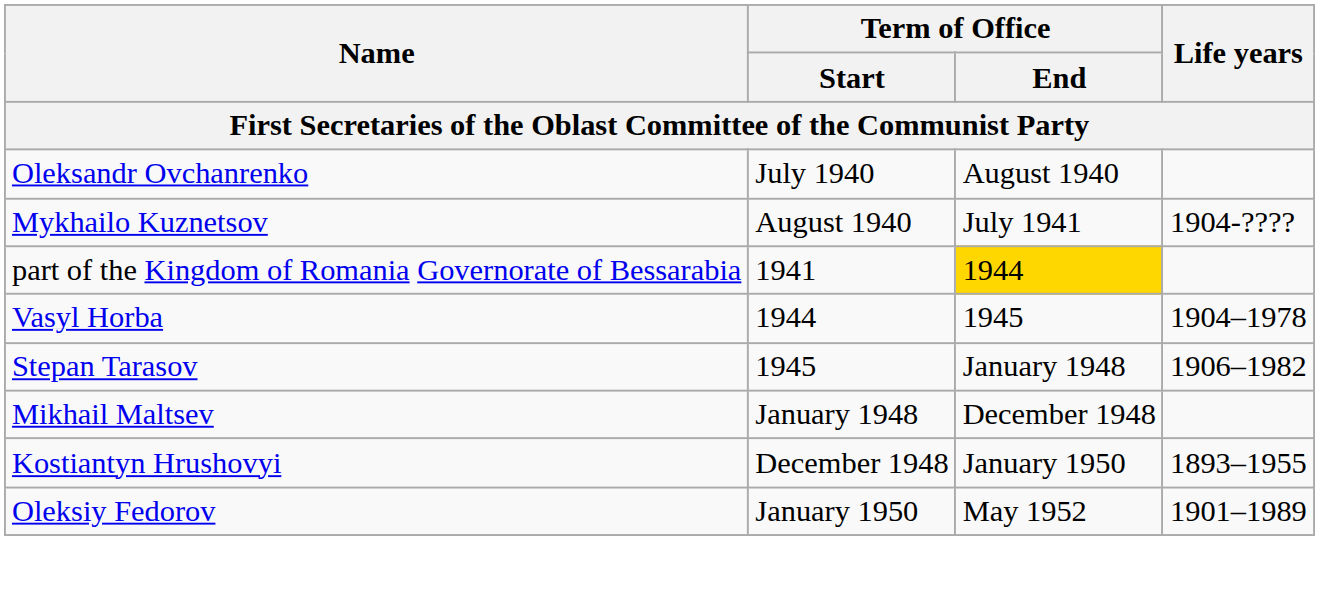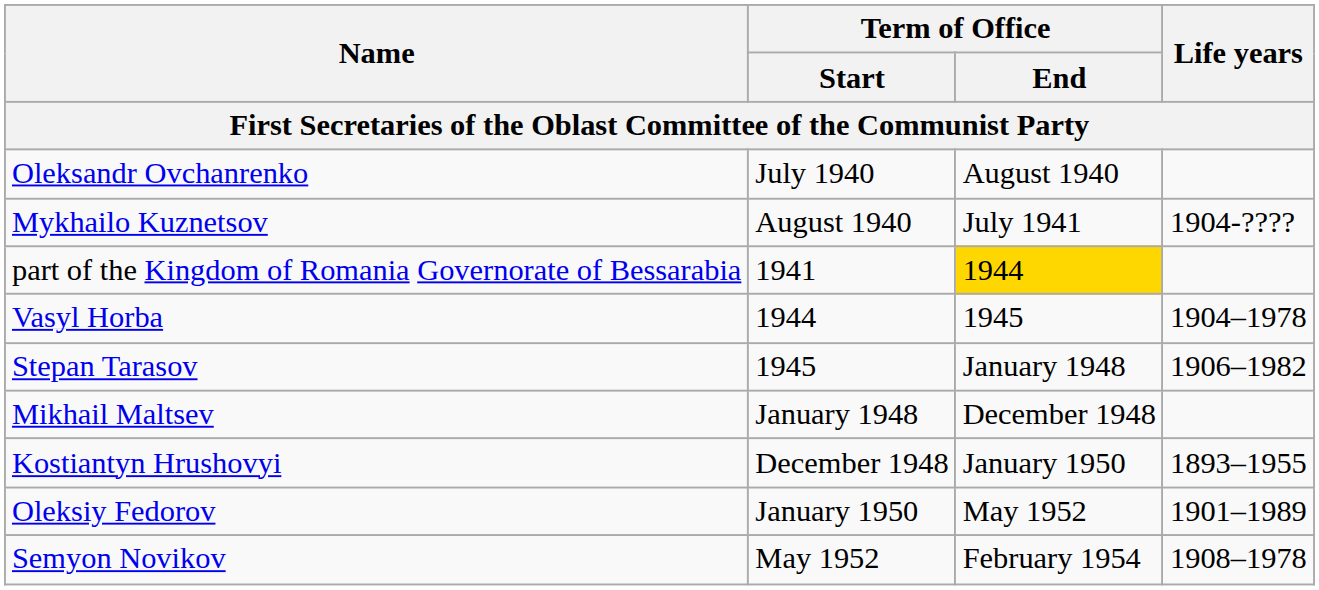+ row: (119, 558)
